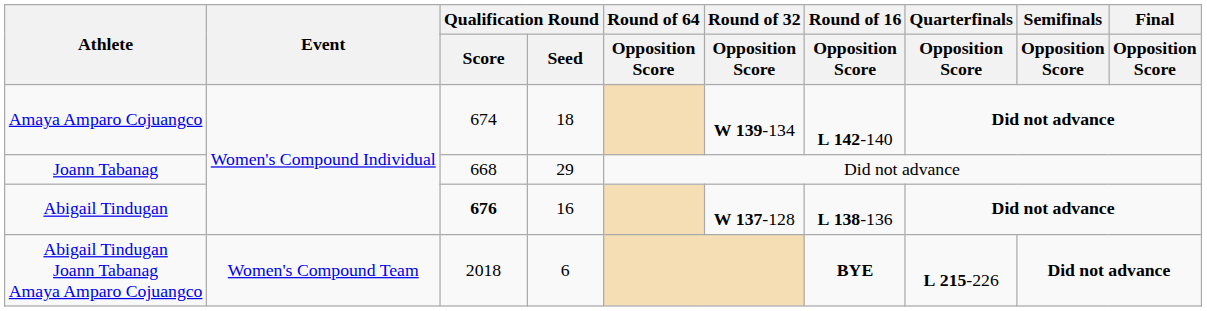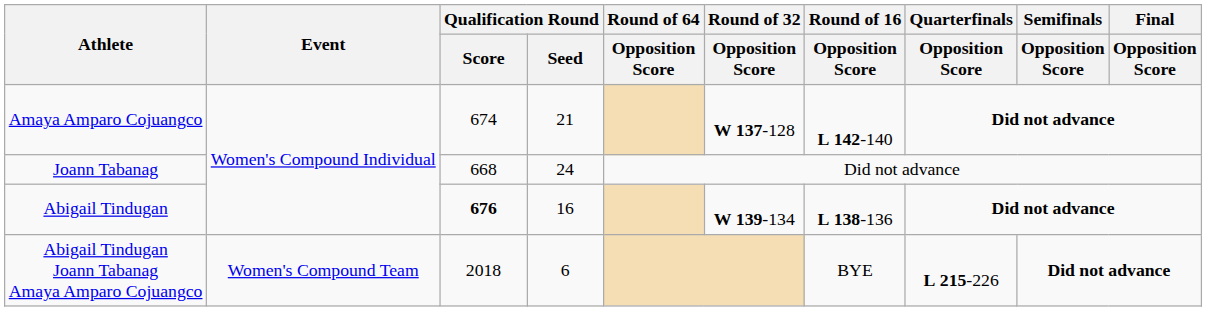(565, 119) 18 -> (565, 119) 21
(754, 130) W 139-134 -> (754, 130) W 137-128
(565, 169) 29 -> (565, 169) 24
(754, 219) W 137-128 -> (754, 219) W 139-134
(855, 270) bold -> (855, 270) normal
